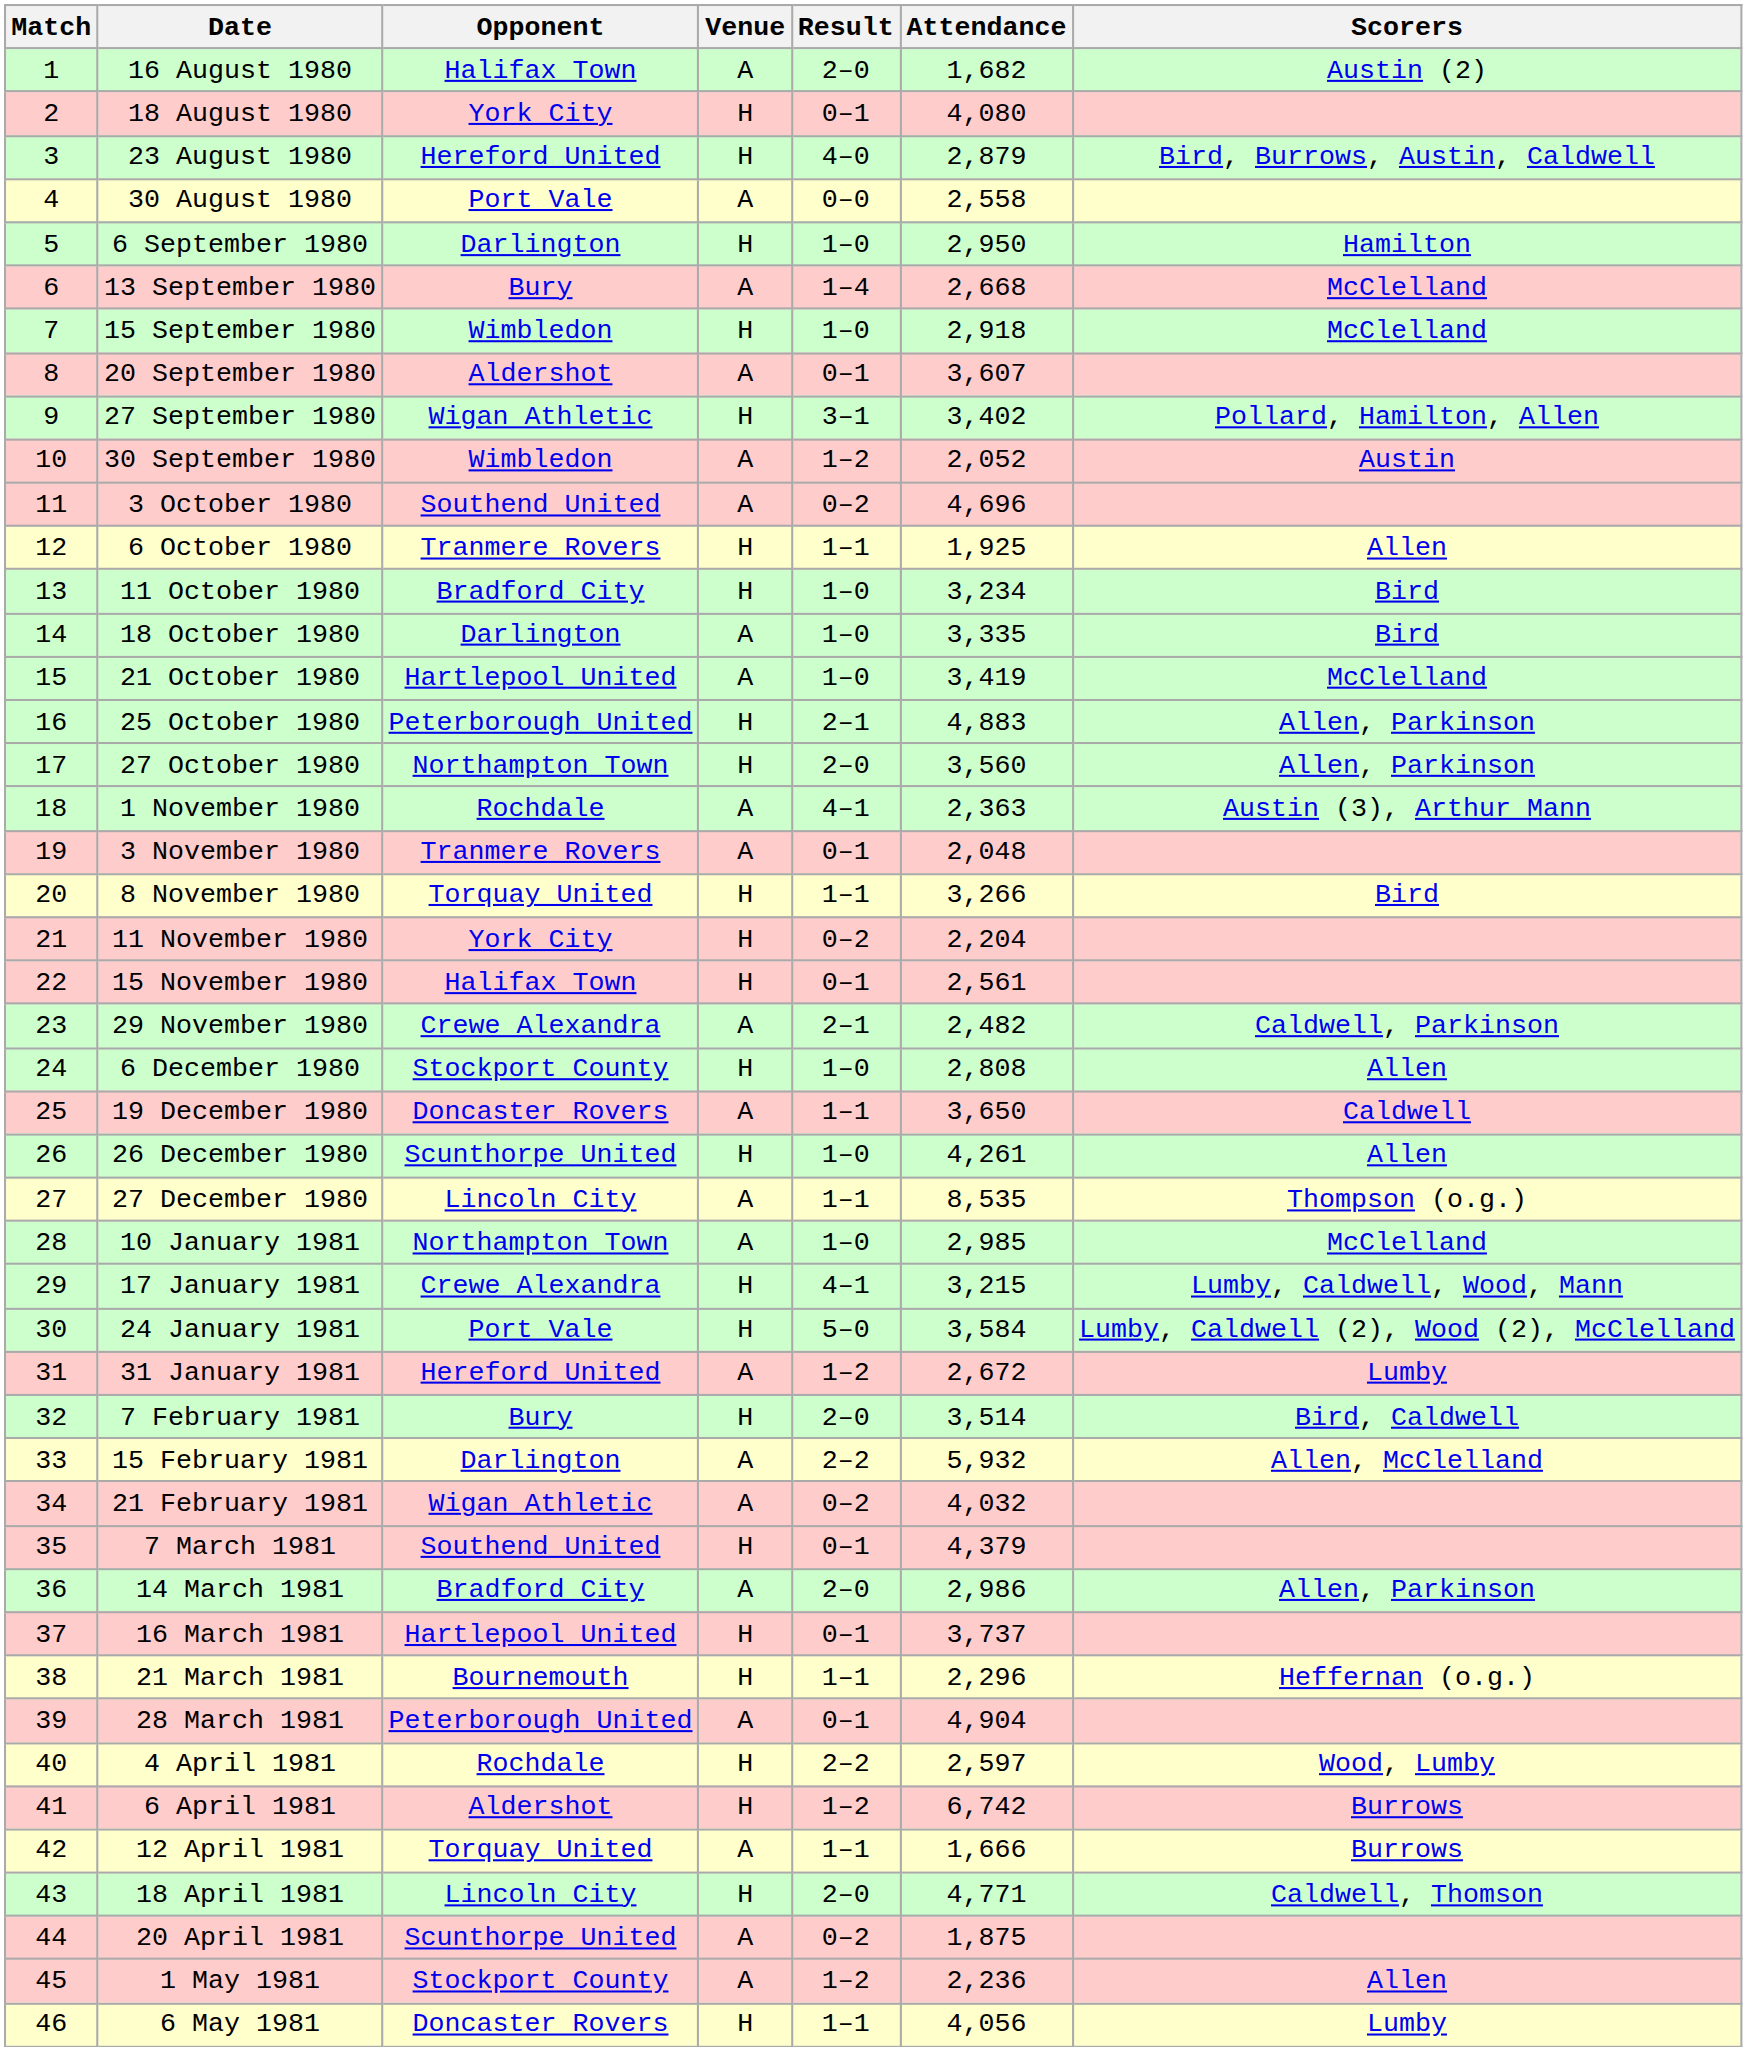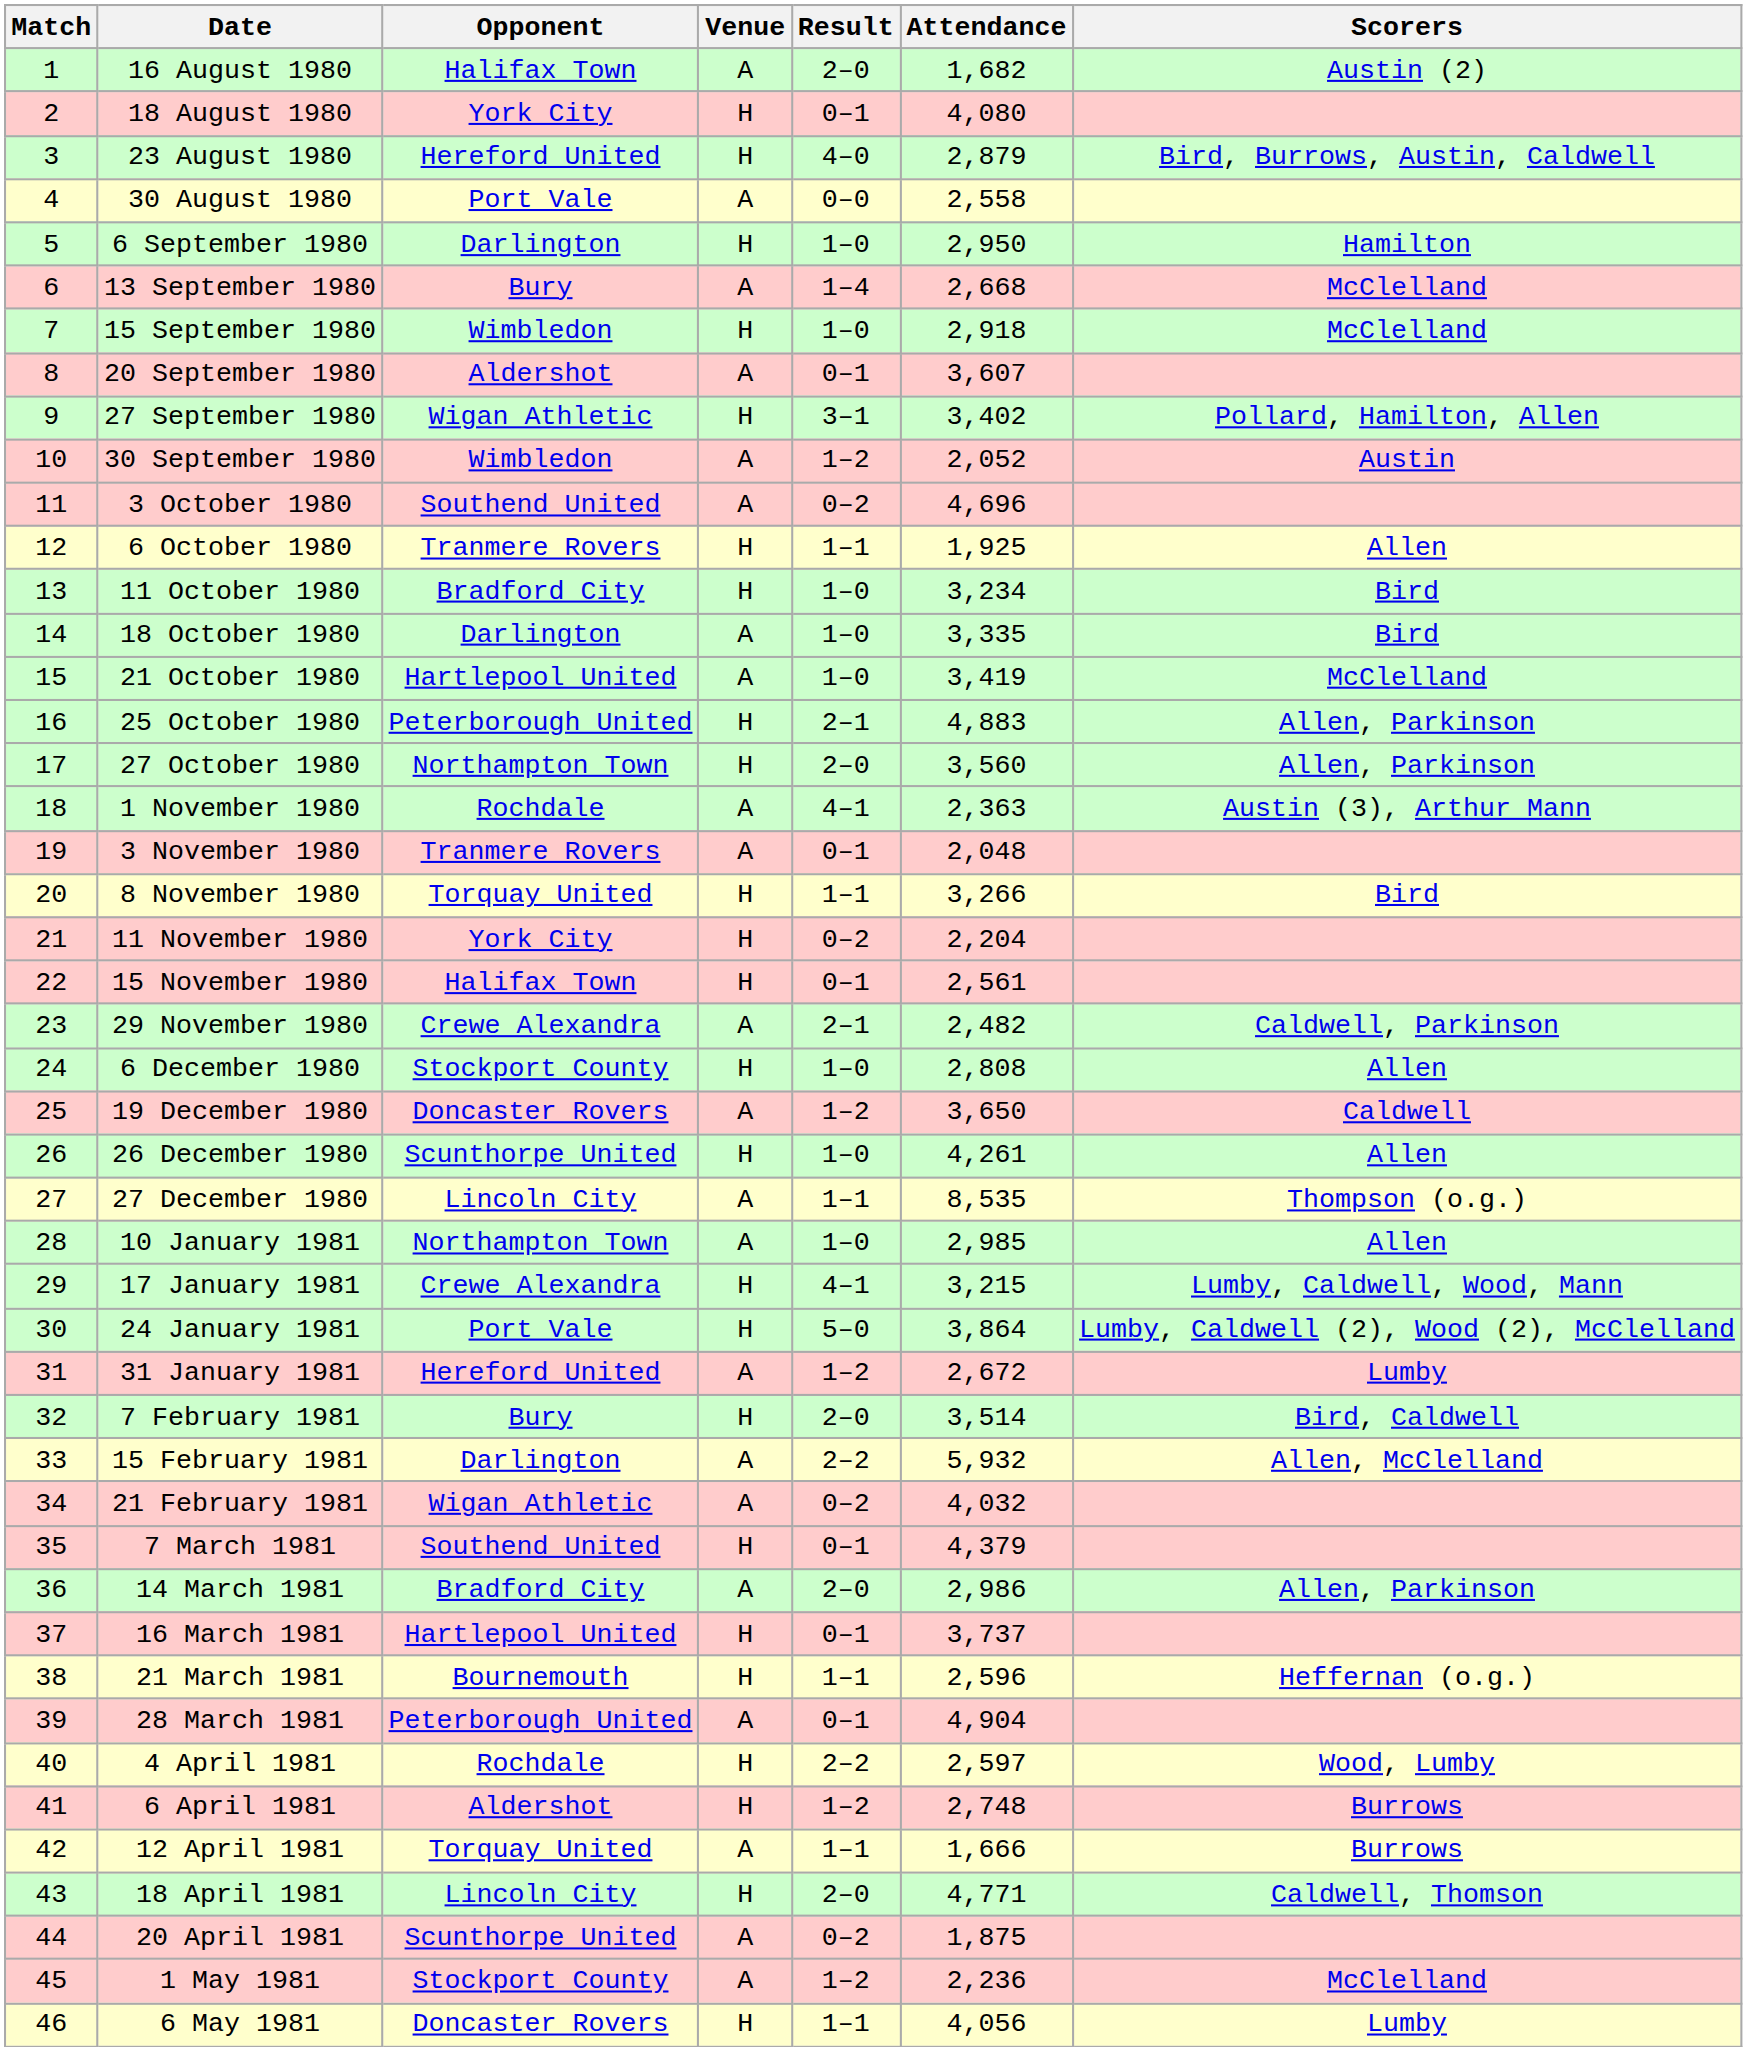(846, 1113) 1–1 -> (846, 1113) 1–2
(1407, 1243) McClelland -> (1407, 1243) Allen
(986, 1330) 3,584 -> (986, 1330) 3,864
(986, 1677) 2,296 -> (986, 1677) 2,596
(986, 1808) 6,742 -> (986, 1808) 2,748
(1407, 1981) Allen -> (1407, 1981) McClelland
